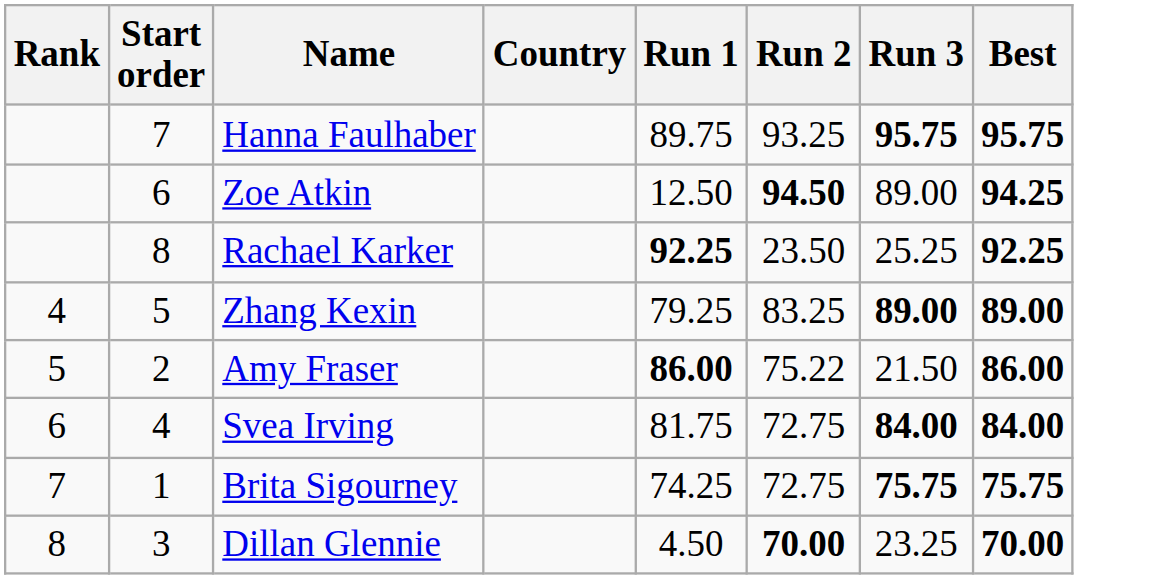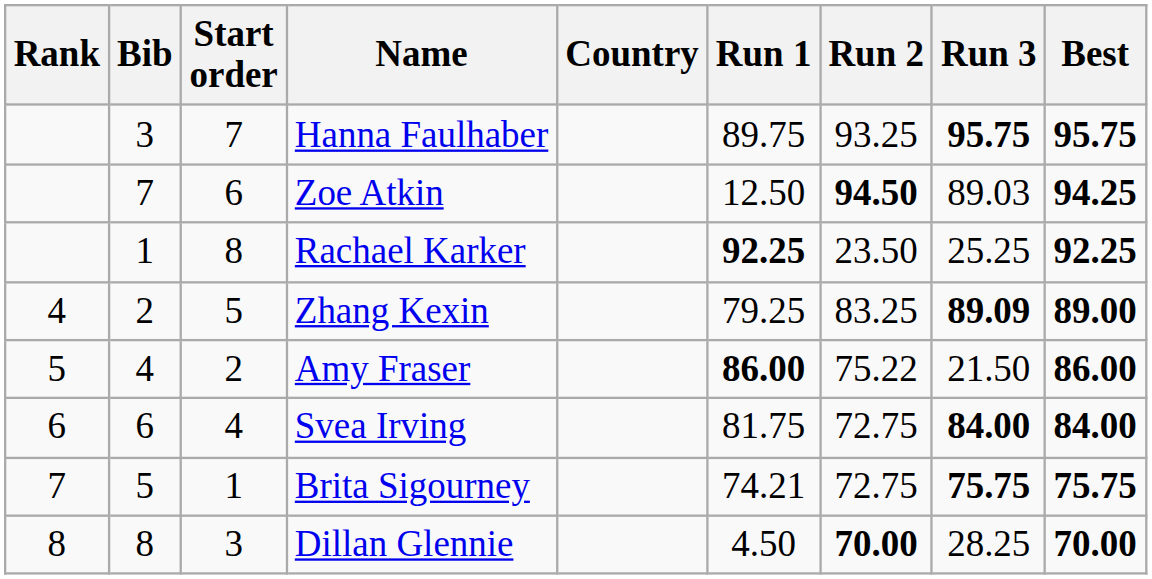+ column: (145, 54)
(916, 192) 89.00 -> (989, 192) 89.03
(916, 309) 89.00 -> (989, 309) 89.09
(691, 485) 74.25 -> (764, 485) 74.21
(916, 544) 23.25 -> (989, 544) 28.25
